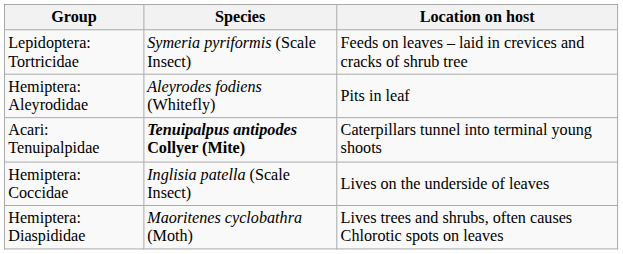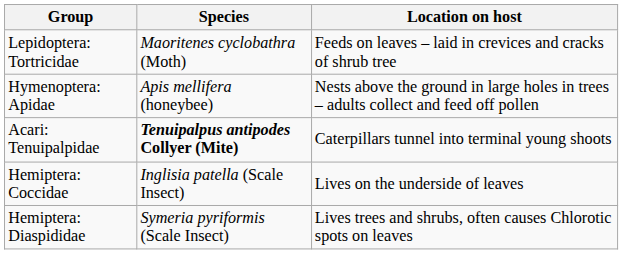(232, 52) Symeria pyriformis (Scale Insect) -> (218, 52) Maoritenes cyclobathra (Moth)
- row: (48, 95)
+ row: (54, 95)
(225, 227) Maoritenes cyclobathra (Moth) -> (203, 227) Symeria pyriformis (Scale Insect)
